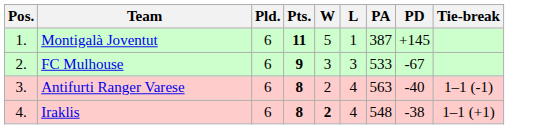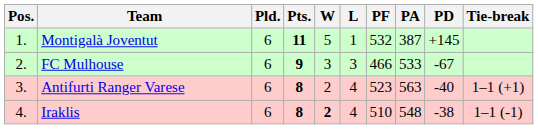+ column: (381, 16)
(468, 87) 1–1 (-1) -> (498, 87) 1–1 (+1)
(469, 111) 1–1 (+1) -> (498, 111) 1–1 (-1)
